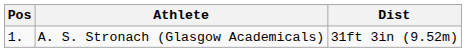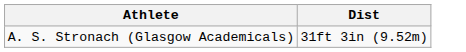- column: (20, 15)
